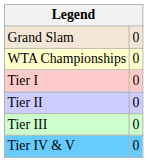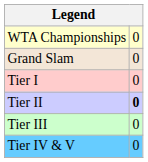rows swapped: (41, 37) <-> (67, 59)
(136, 102) normal -> (136, 102) bold
